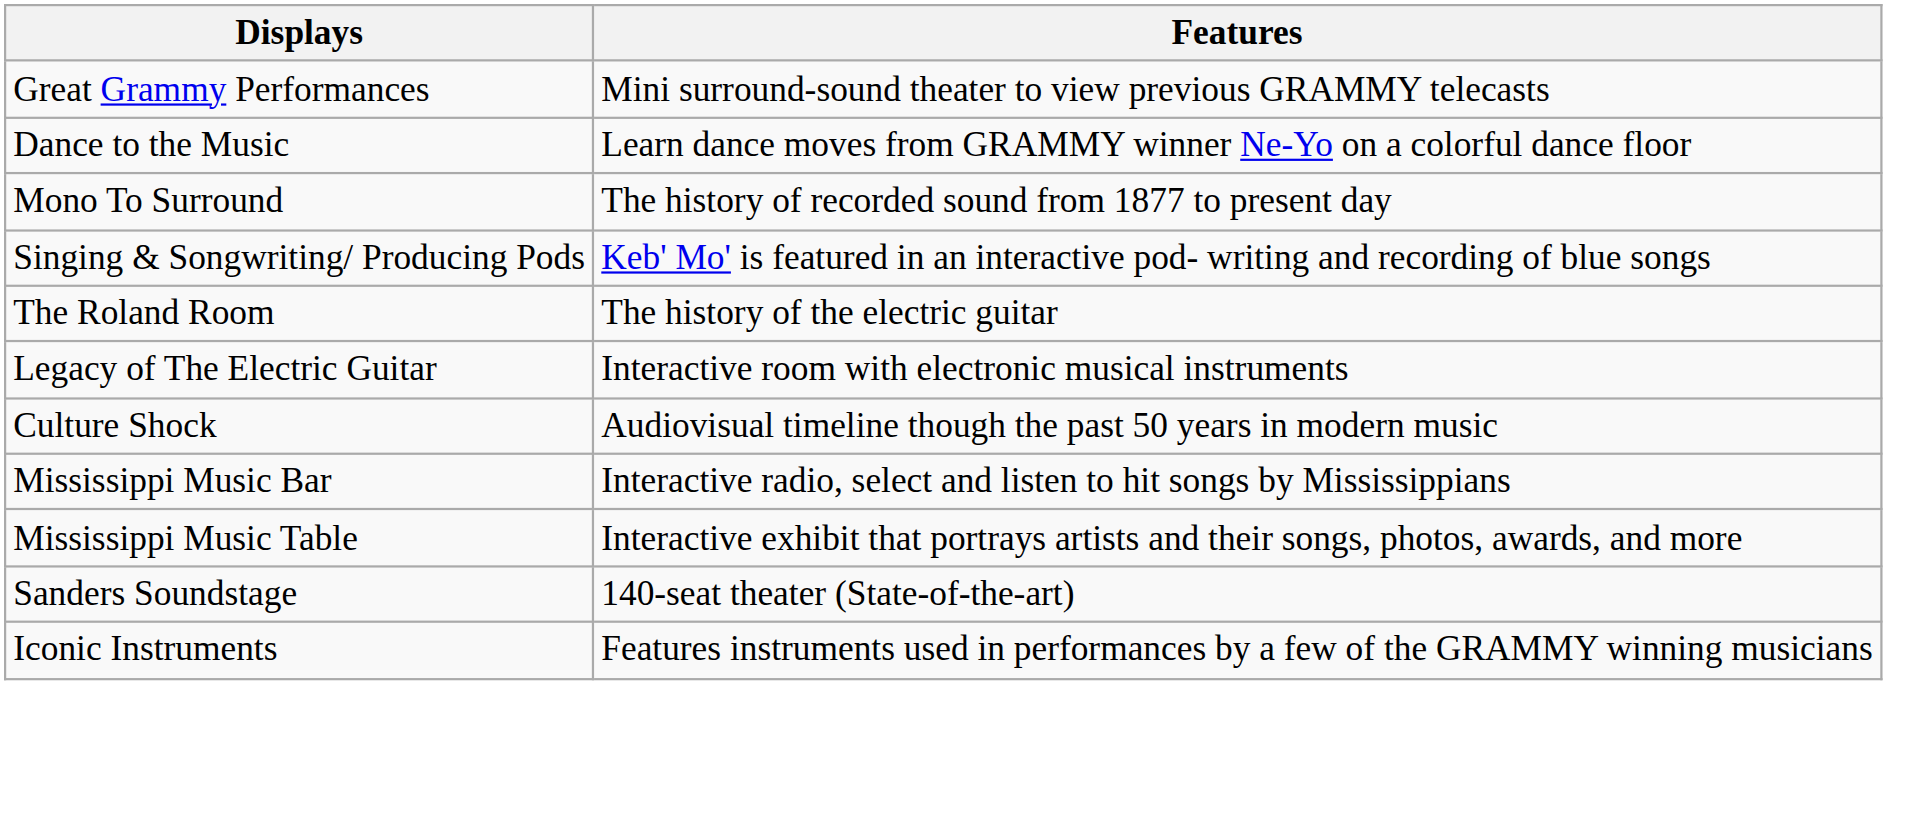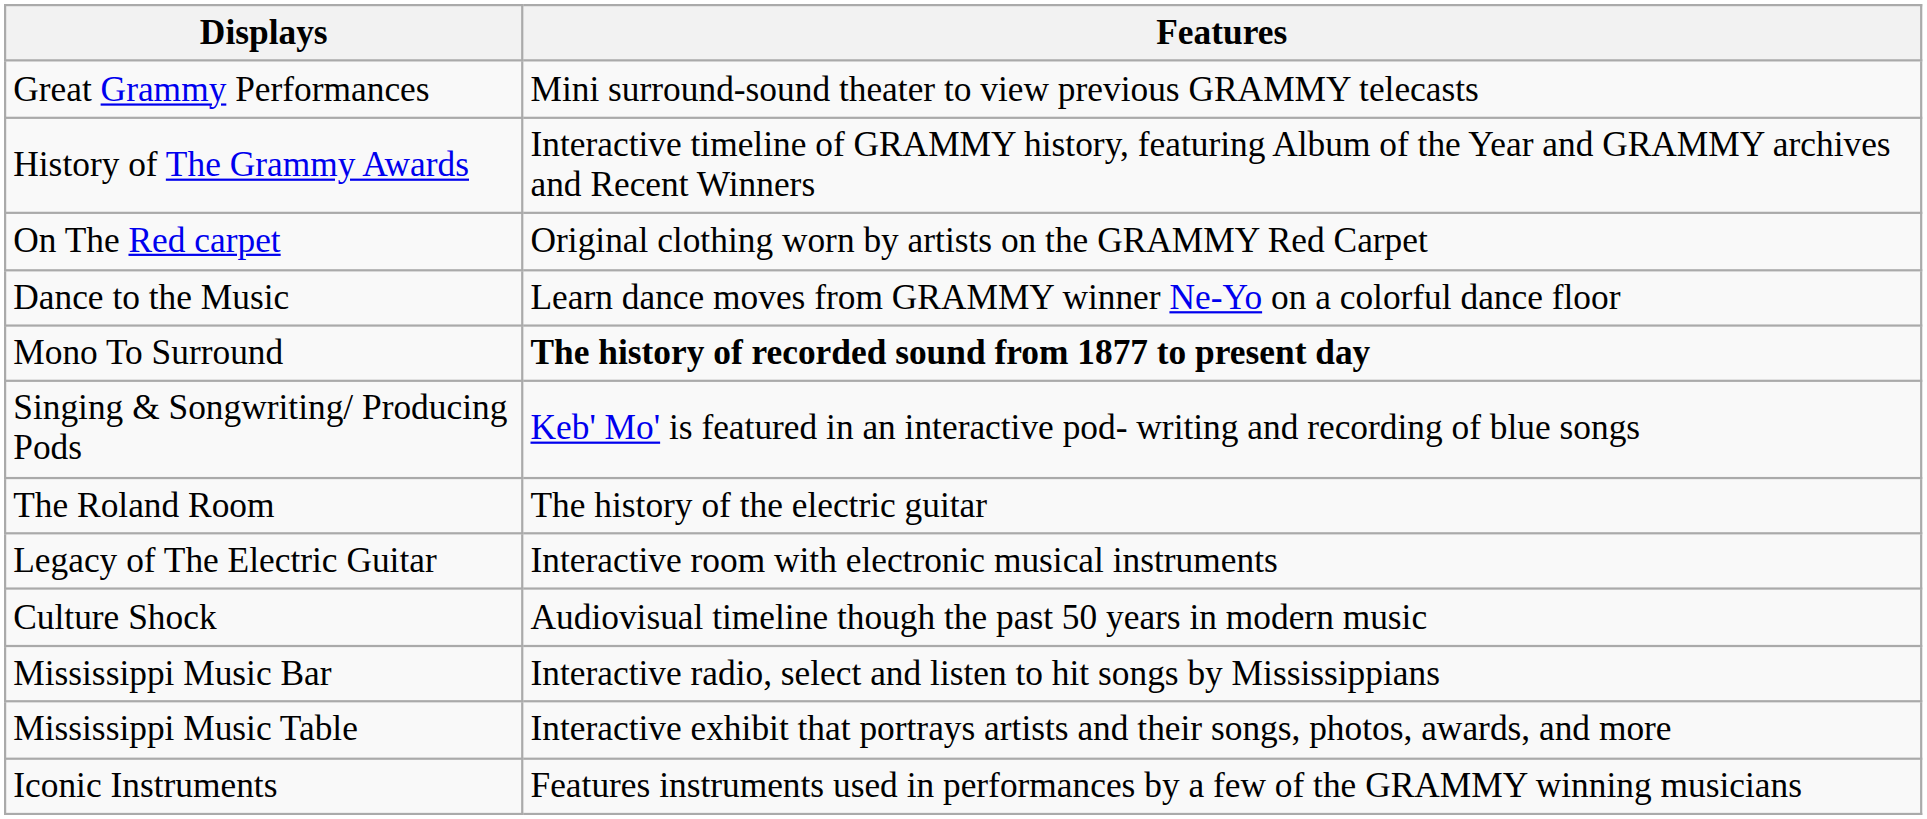+ row: (241, 164)
+ row: (147, 240)
(997, 200) normal -> (950, 352) bold
- row: (155, 593)
